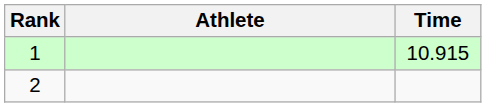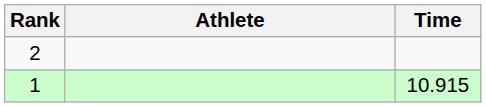rows swapped: (35, 53) <-> (35, 85)
